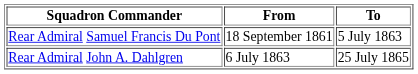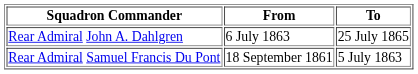rows swapped: (114, 36) <-> (96, 57)
